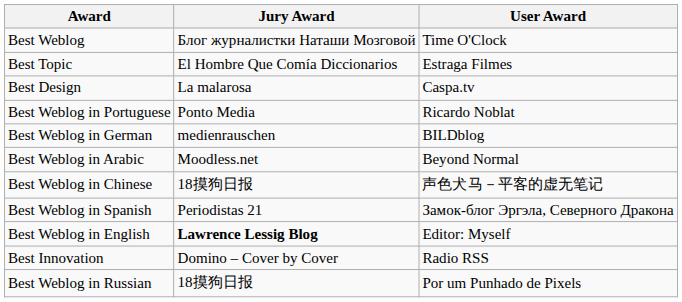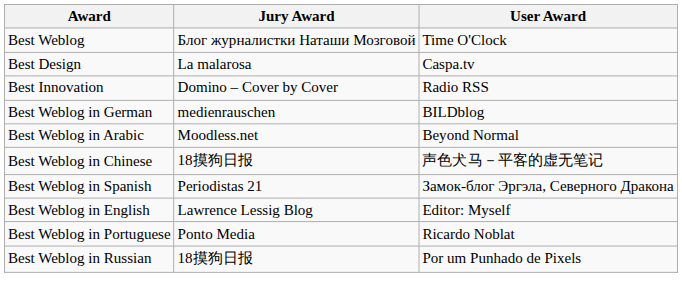- row: (40, 64)
rows swapped: (56, 257) <-> (89, 111)
(248, 233) bold -> (245, 210) normal
